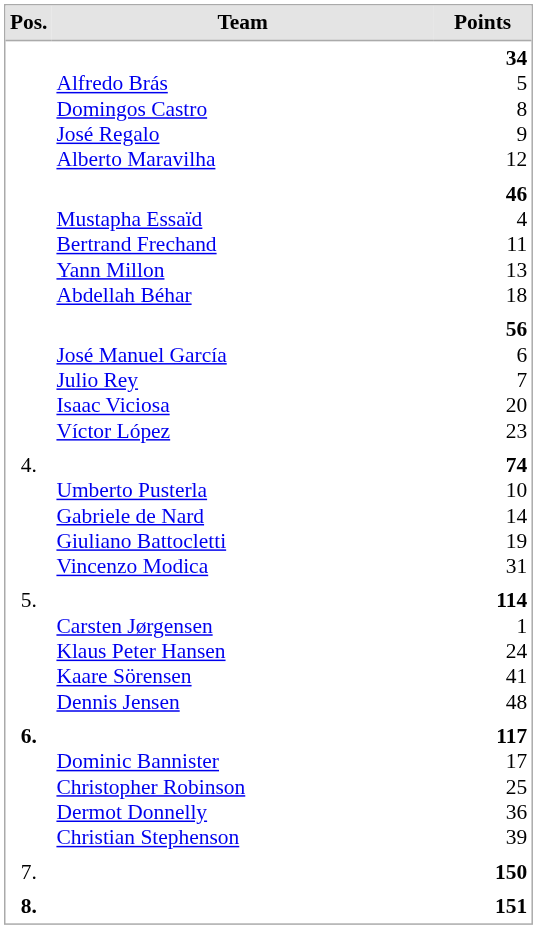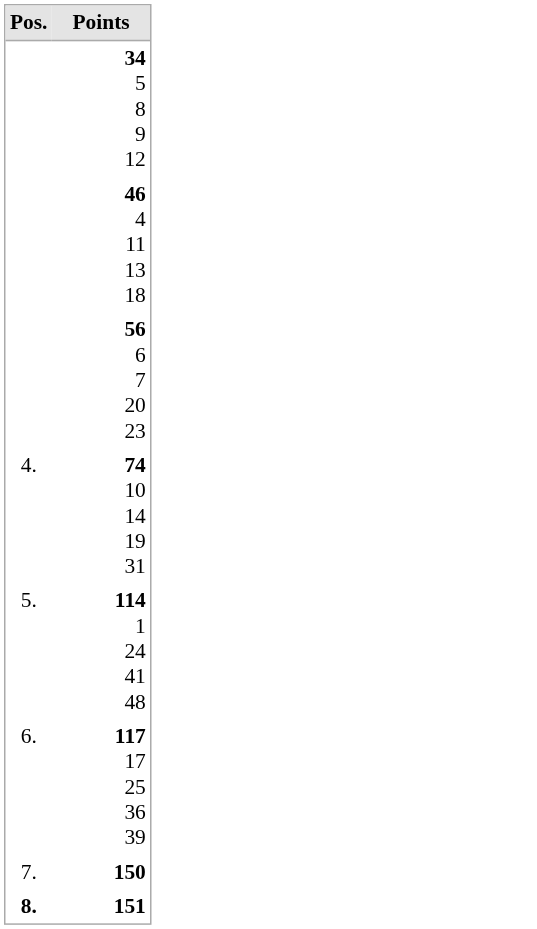- column: (243, 22)
(29, 736) bold -> (29, 736) normal
